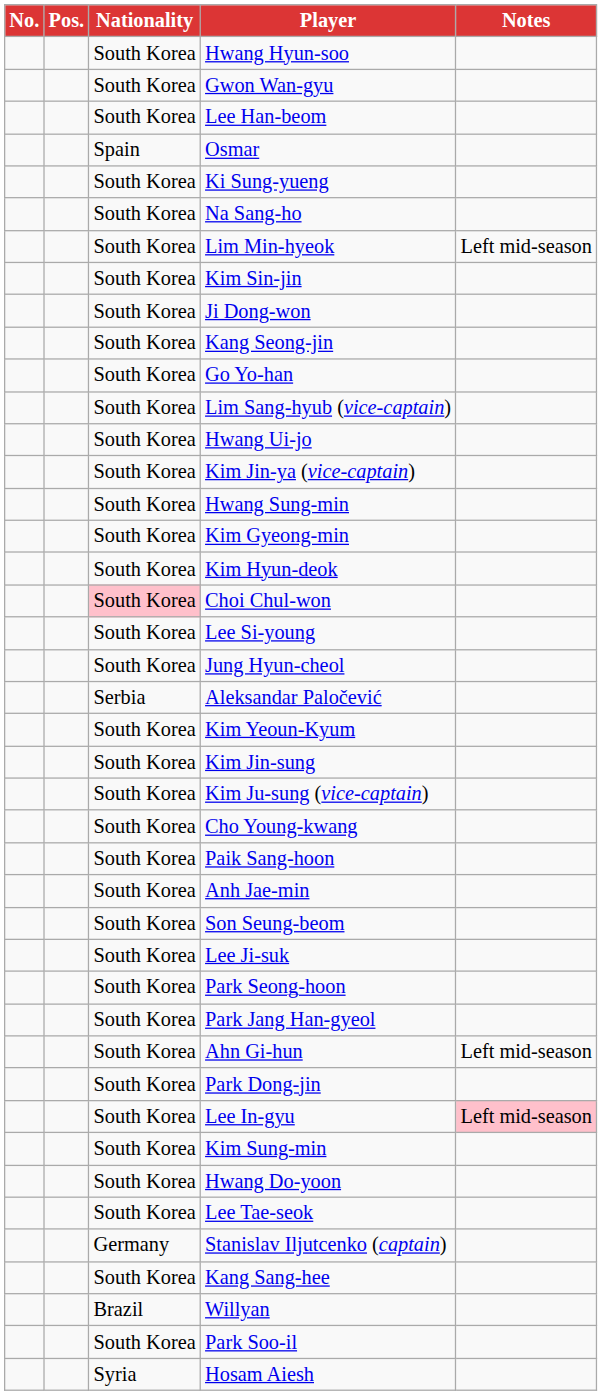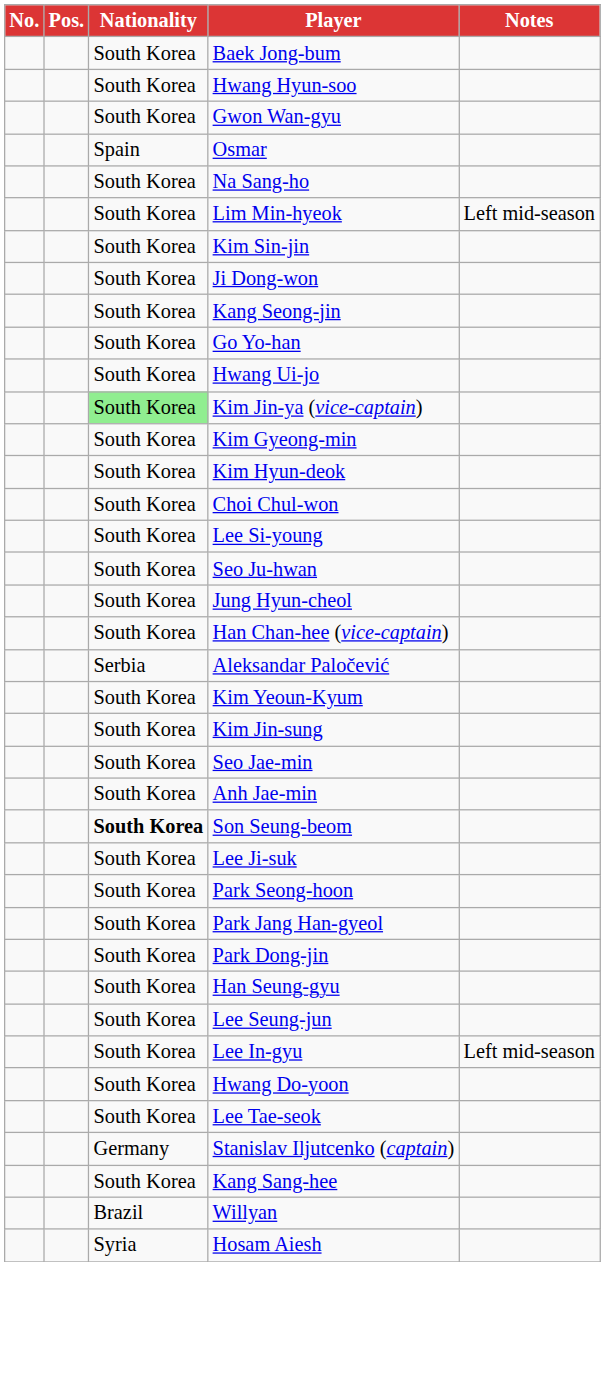+ row: (277, 52)
- row: (266, 117)
- row: (267, 181)
- row: (328, 407)
(145, 471) no background -> (145, 407) lightgreen background
- row: (277, 504)
(145, 600) pink background -> (145, 504) no background
+ row: (265, 568)
+ row: (331, 632)
- row: (317, 794)
+ row: (263, 761)
- row: (281, 826)
- row: (270, 858)
(145, 922) normal -> (148, 826) bold
- row: (254, 1051)
+ row: (276, 987)
+ row: (272, 1019)
(526, 1116) pink background -> (529, 1051) no background
- row: (266, 1148)
- row: (251, 1341)
